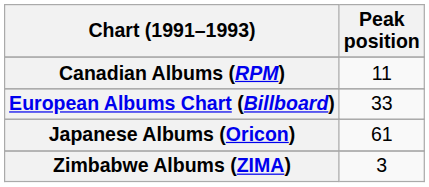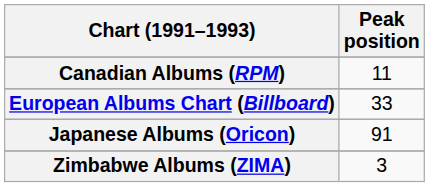(382, 134) 61 -> (382, 134) 91
